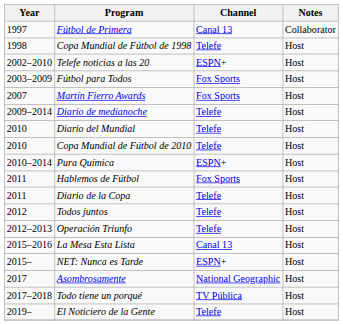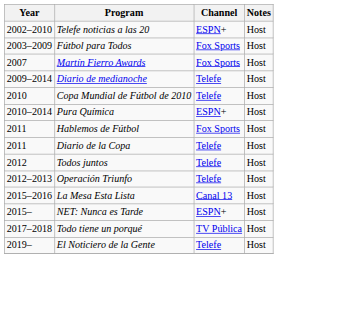- row: (94, 29)
- row: (124, 46)
- row: (96, 129)
- row: (91, 279)
